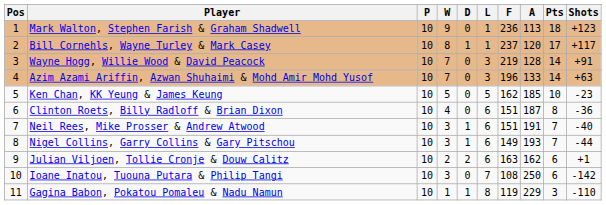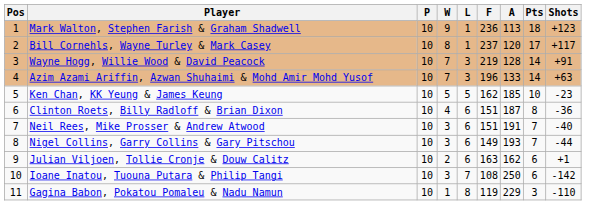- column: (467, 13)
